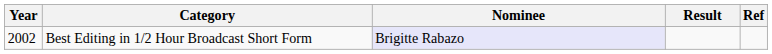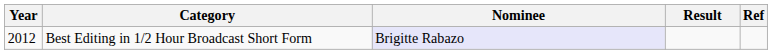(22, 37) 2002 -> (22, 37) 2012
